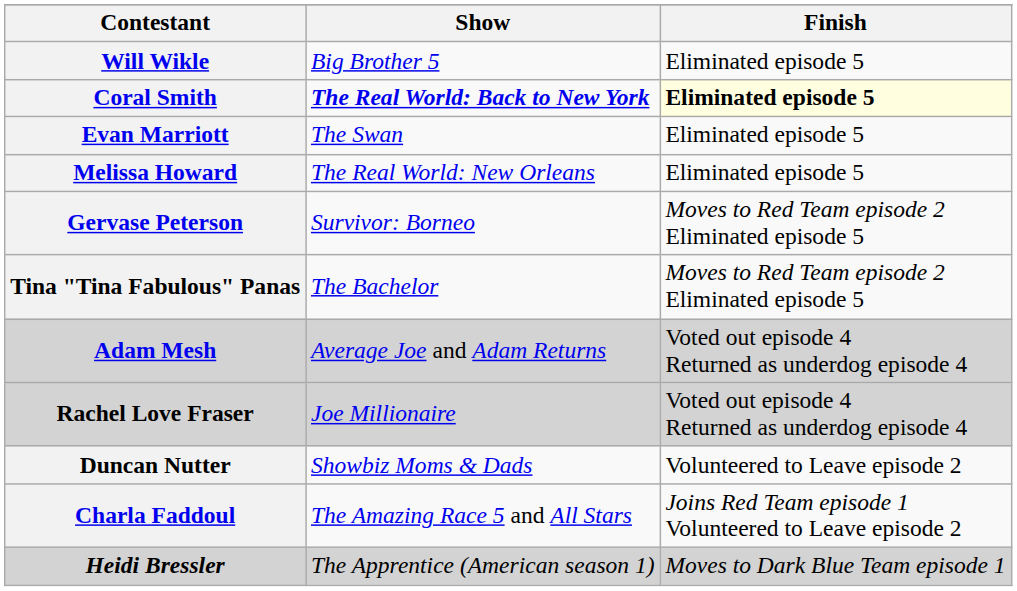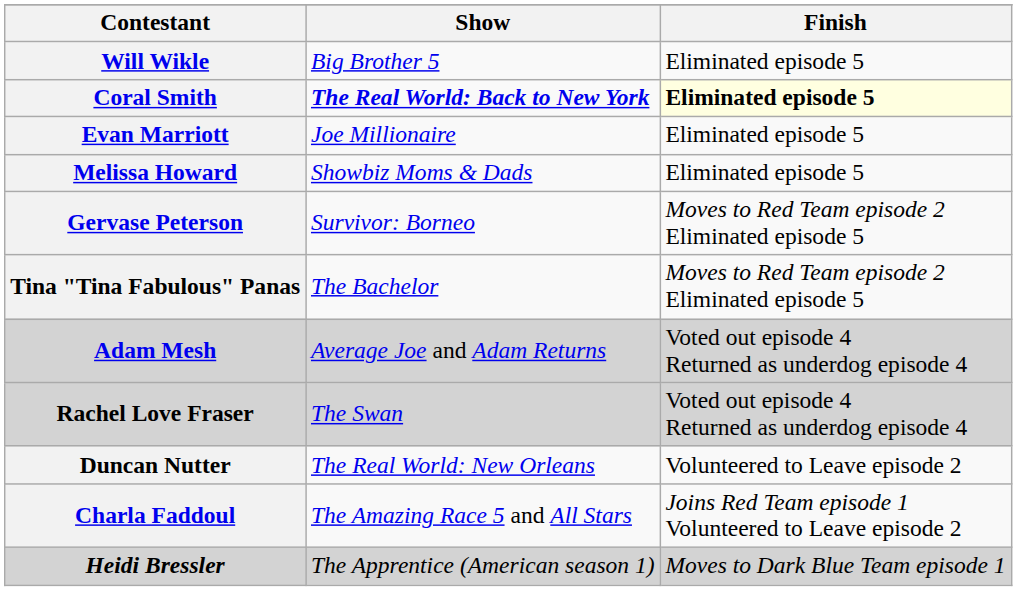(357, 135) The Swan -> (383, 135) Joe Millionaire
(453, 172) The Real World: New Orleans -> (422, 172) Showbiz Moms & Dads
(383, 414) Joe Millionaire -> (357, 414) The Swan
(422, 464) Showbiz Moms & Dads -> (453, 464) The Real World: New Orleans
